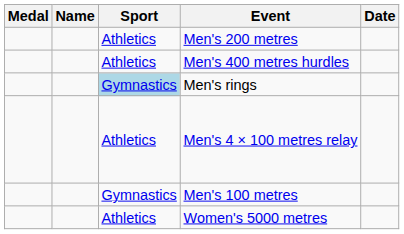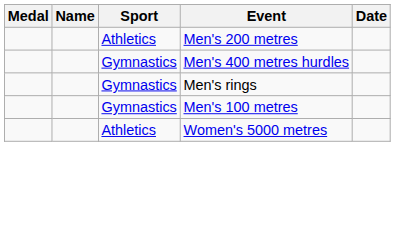(129, 62) Athletics -> (139, 62) Gymnastics
(139, 85) lightblue background -> (139, 85) no background
- row: (271, 140)
